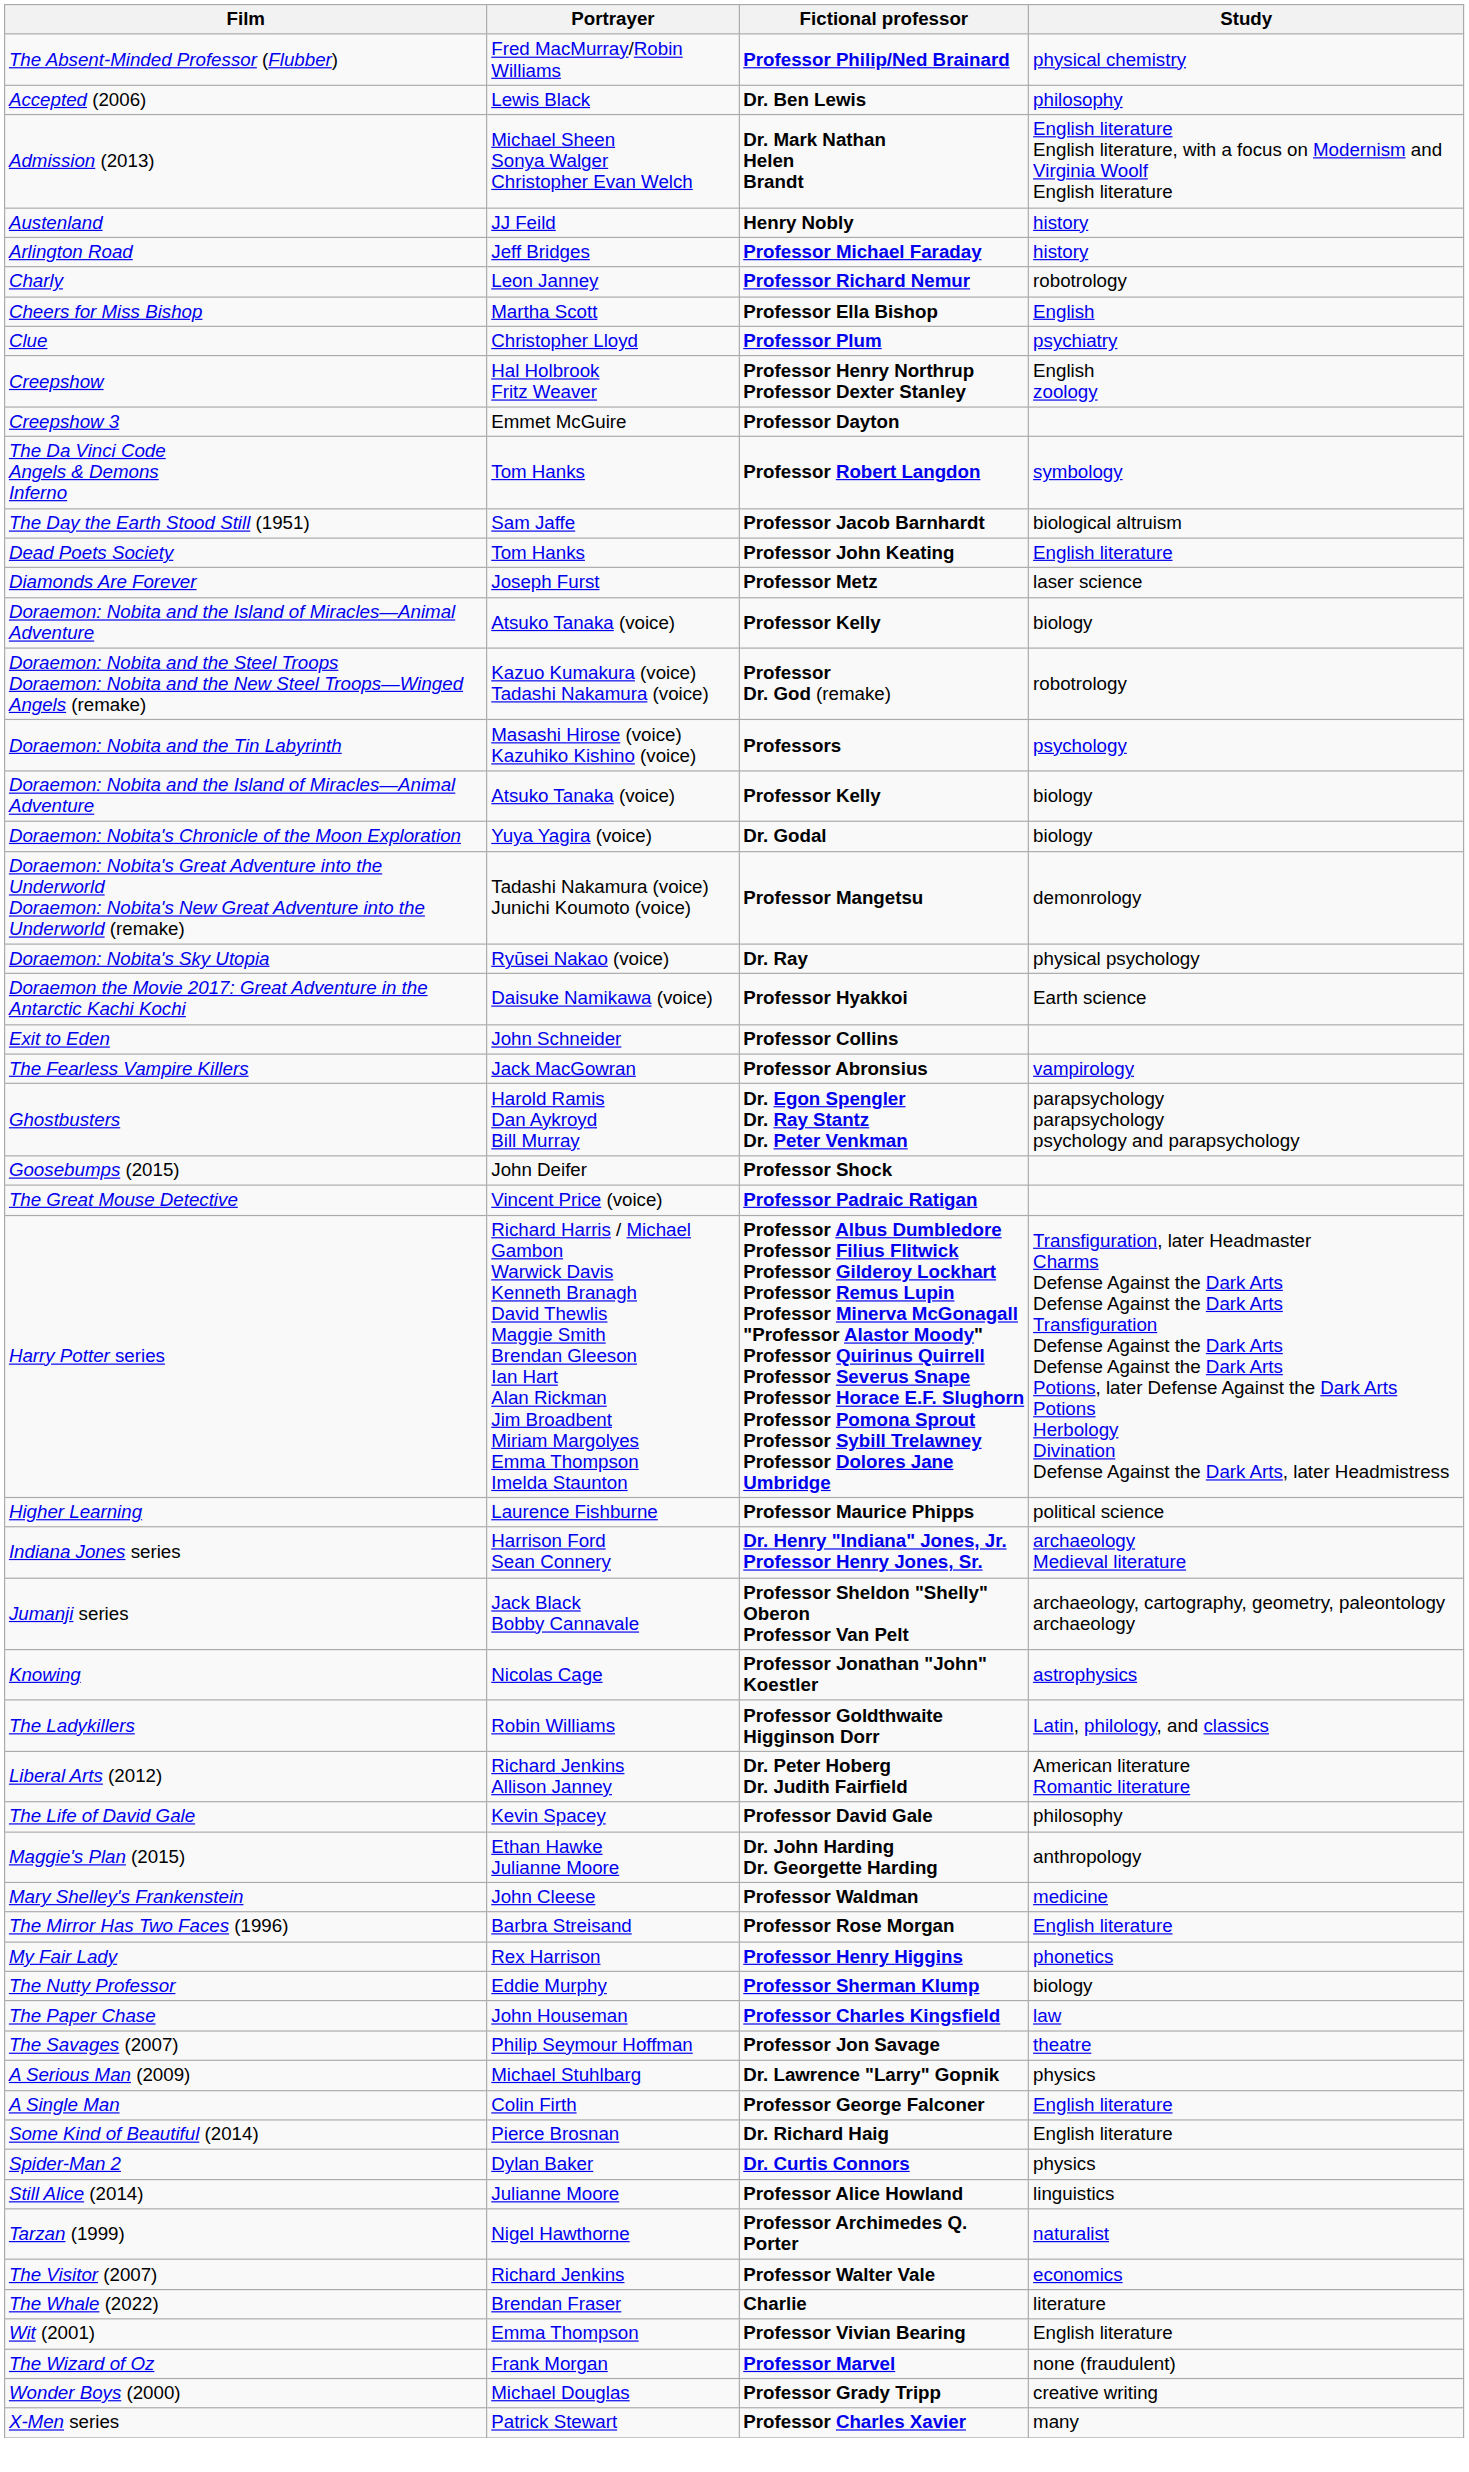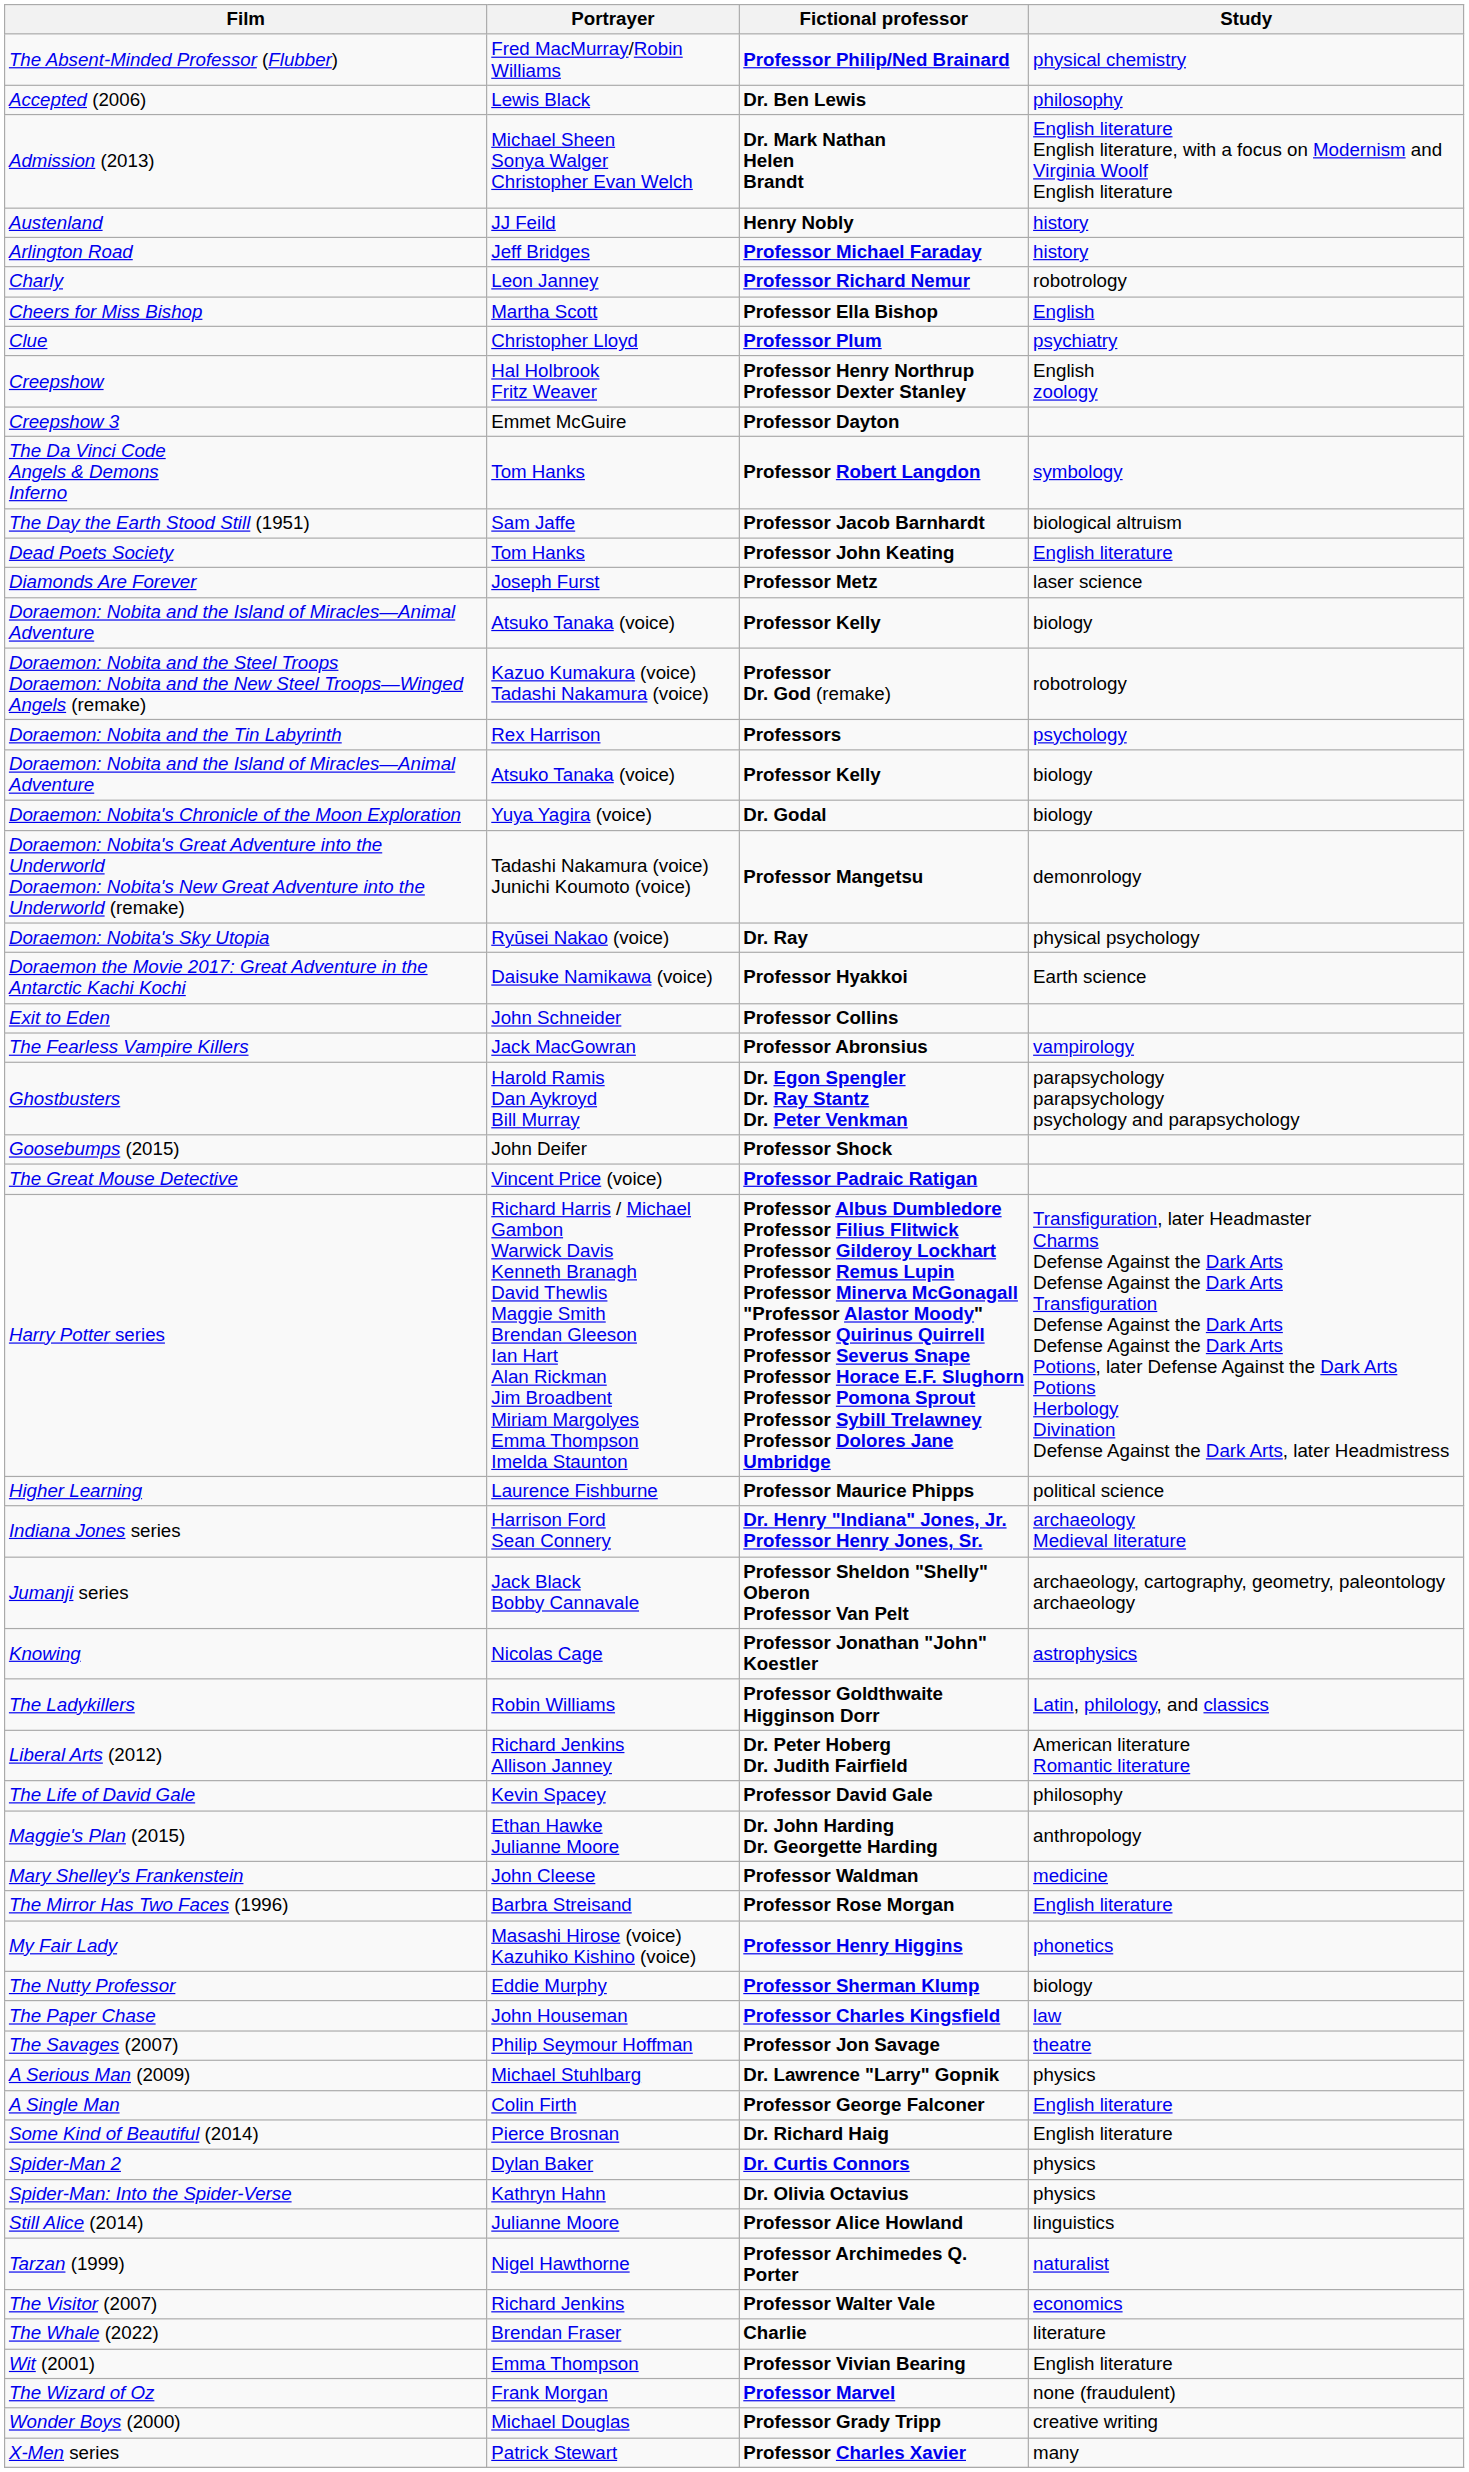(594, 745) Masashi Hirose (voice) Kazuhiko Kishino (voice) -> (546, 734) Rex Harrison
(546, 1956) Rex Harrison -> (594, 1945) Masashi Hirose (voice) Kazuhiko Kishino (voice)
+ row: (150, 2193)
